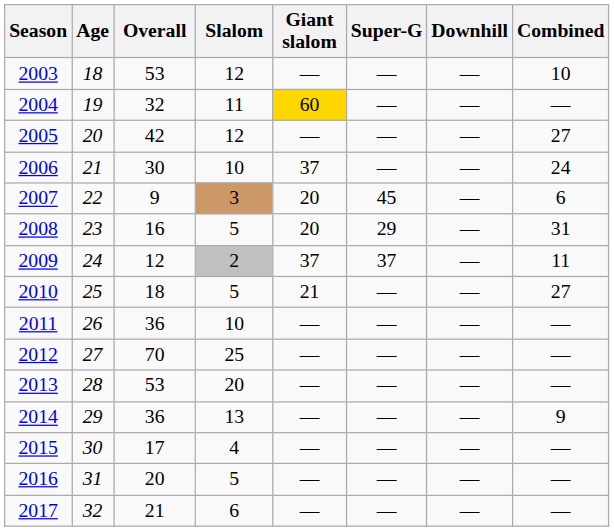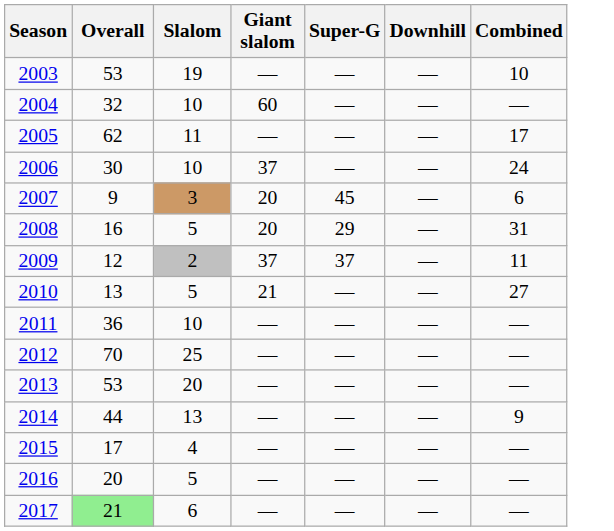- column: (93, 31)
(234, 73) 12 -> (192, 73) 19
(234, 104) 11 -> (192, 104) 10
(309, 104) gold background -> (268, 104) no background
(155, 135) 42 -> (113, 135) 62
(234, 135) 12 -> (192, 135) 11
(561, 135) 27 -> (519, 135) 17
(155, 291) 18 -> (113, 291) 13
(155, 416) 36 -> (113, 416) 44
(155, 510) no background -> (113, 510) lightgreen background
